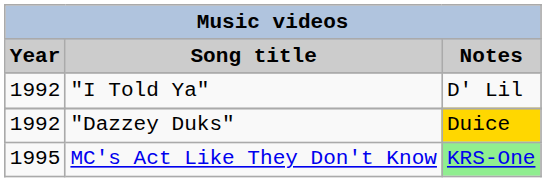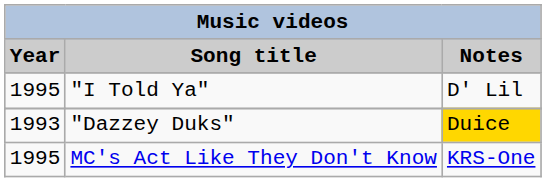(35, 91) 1992 -> (35, 91) 1995
(35, 125) 1992 -> (35, 125) 1993
(491, 159) lightgreen background -> (491, 159) no background
